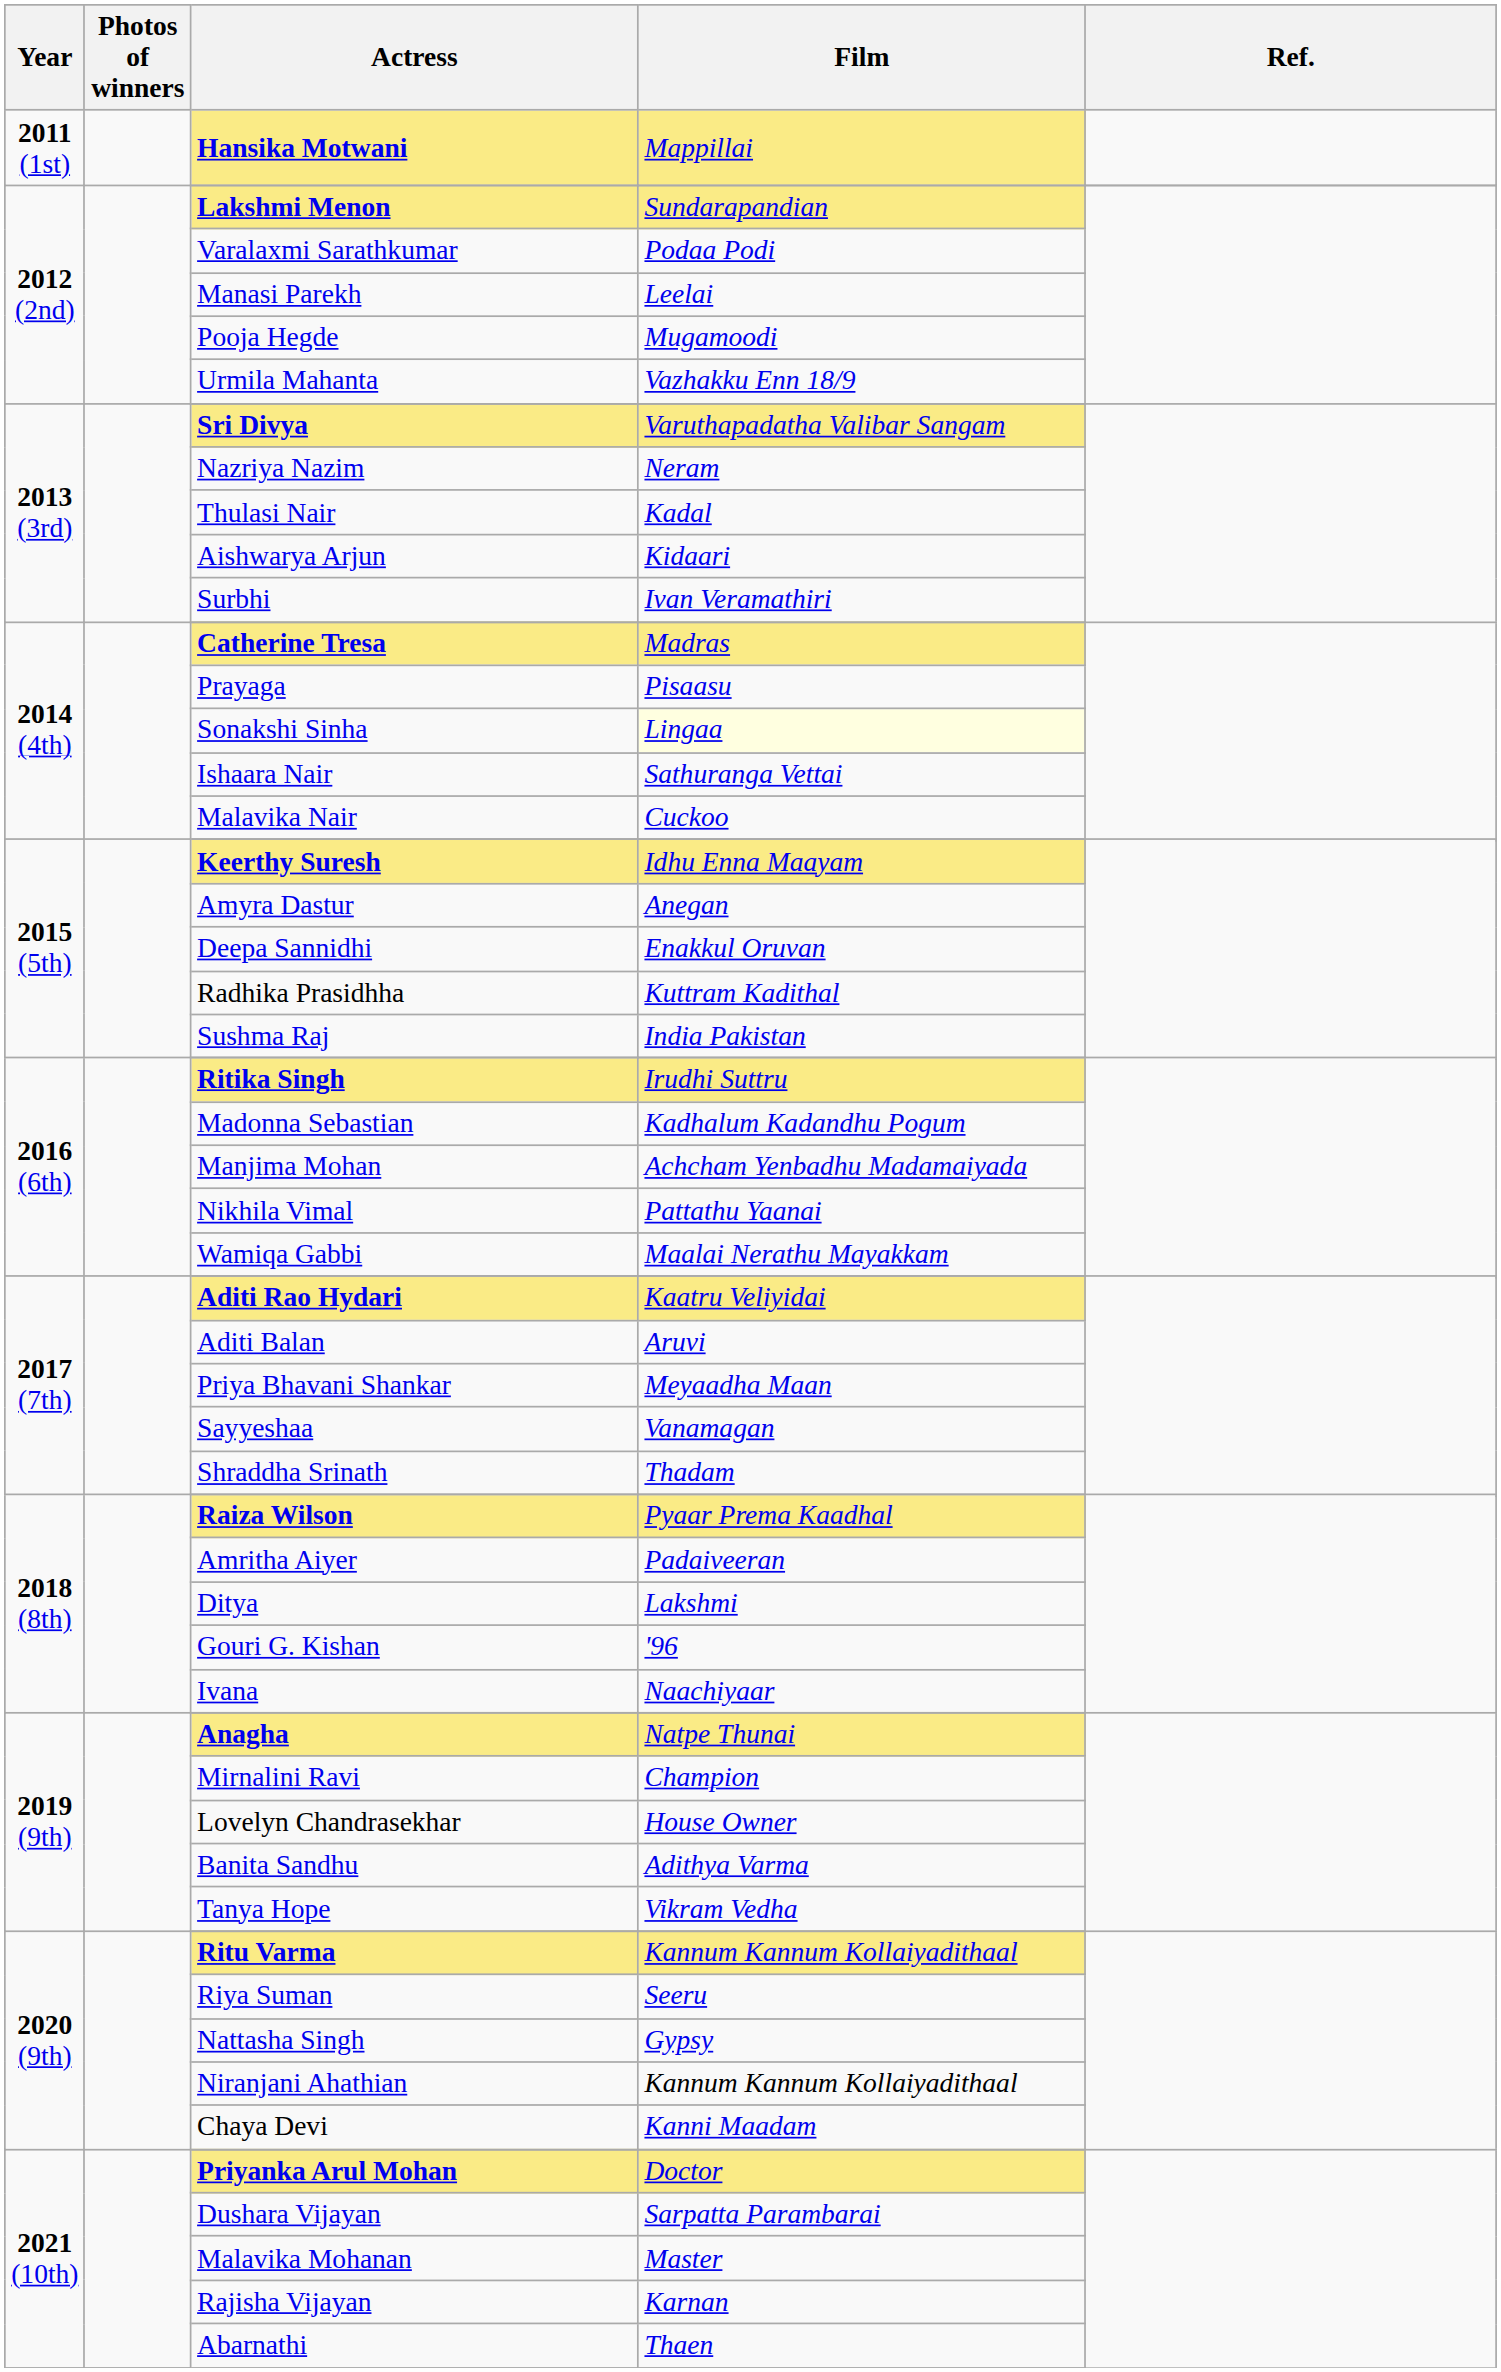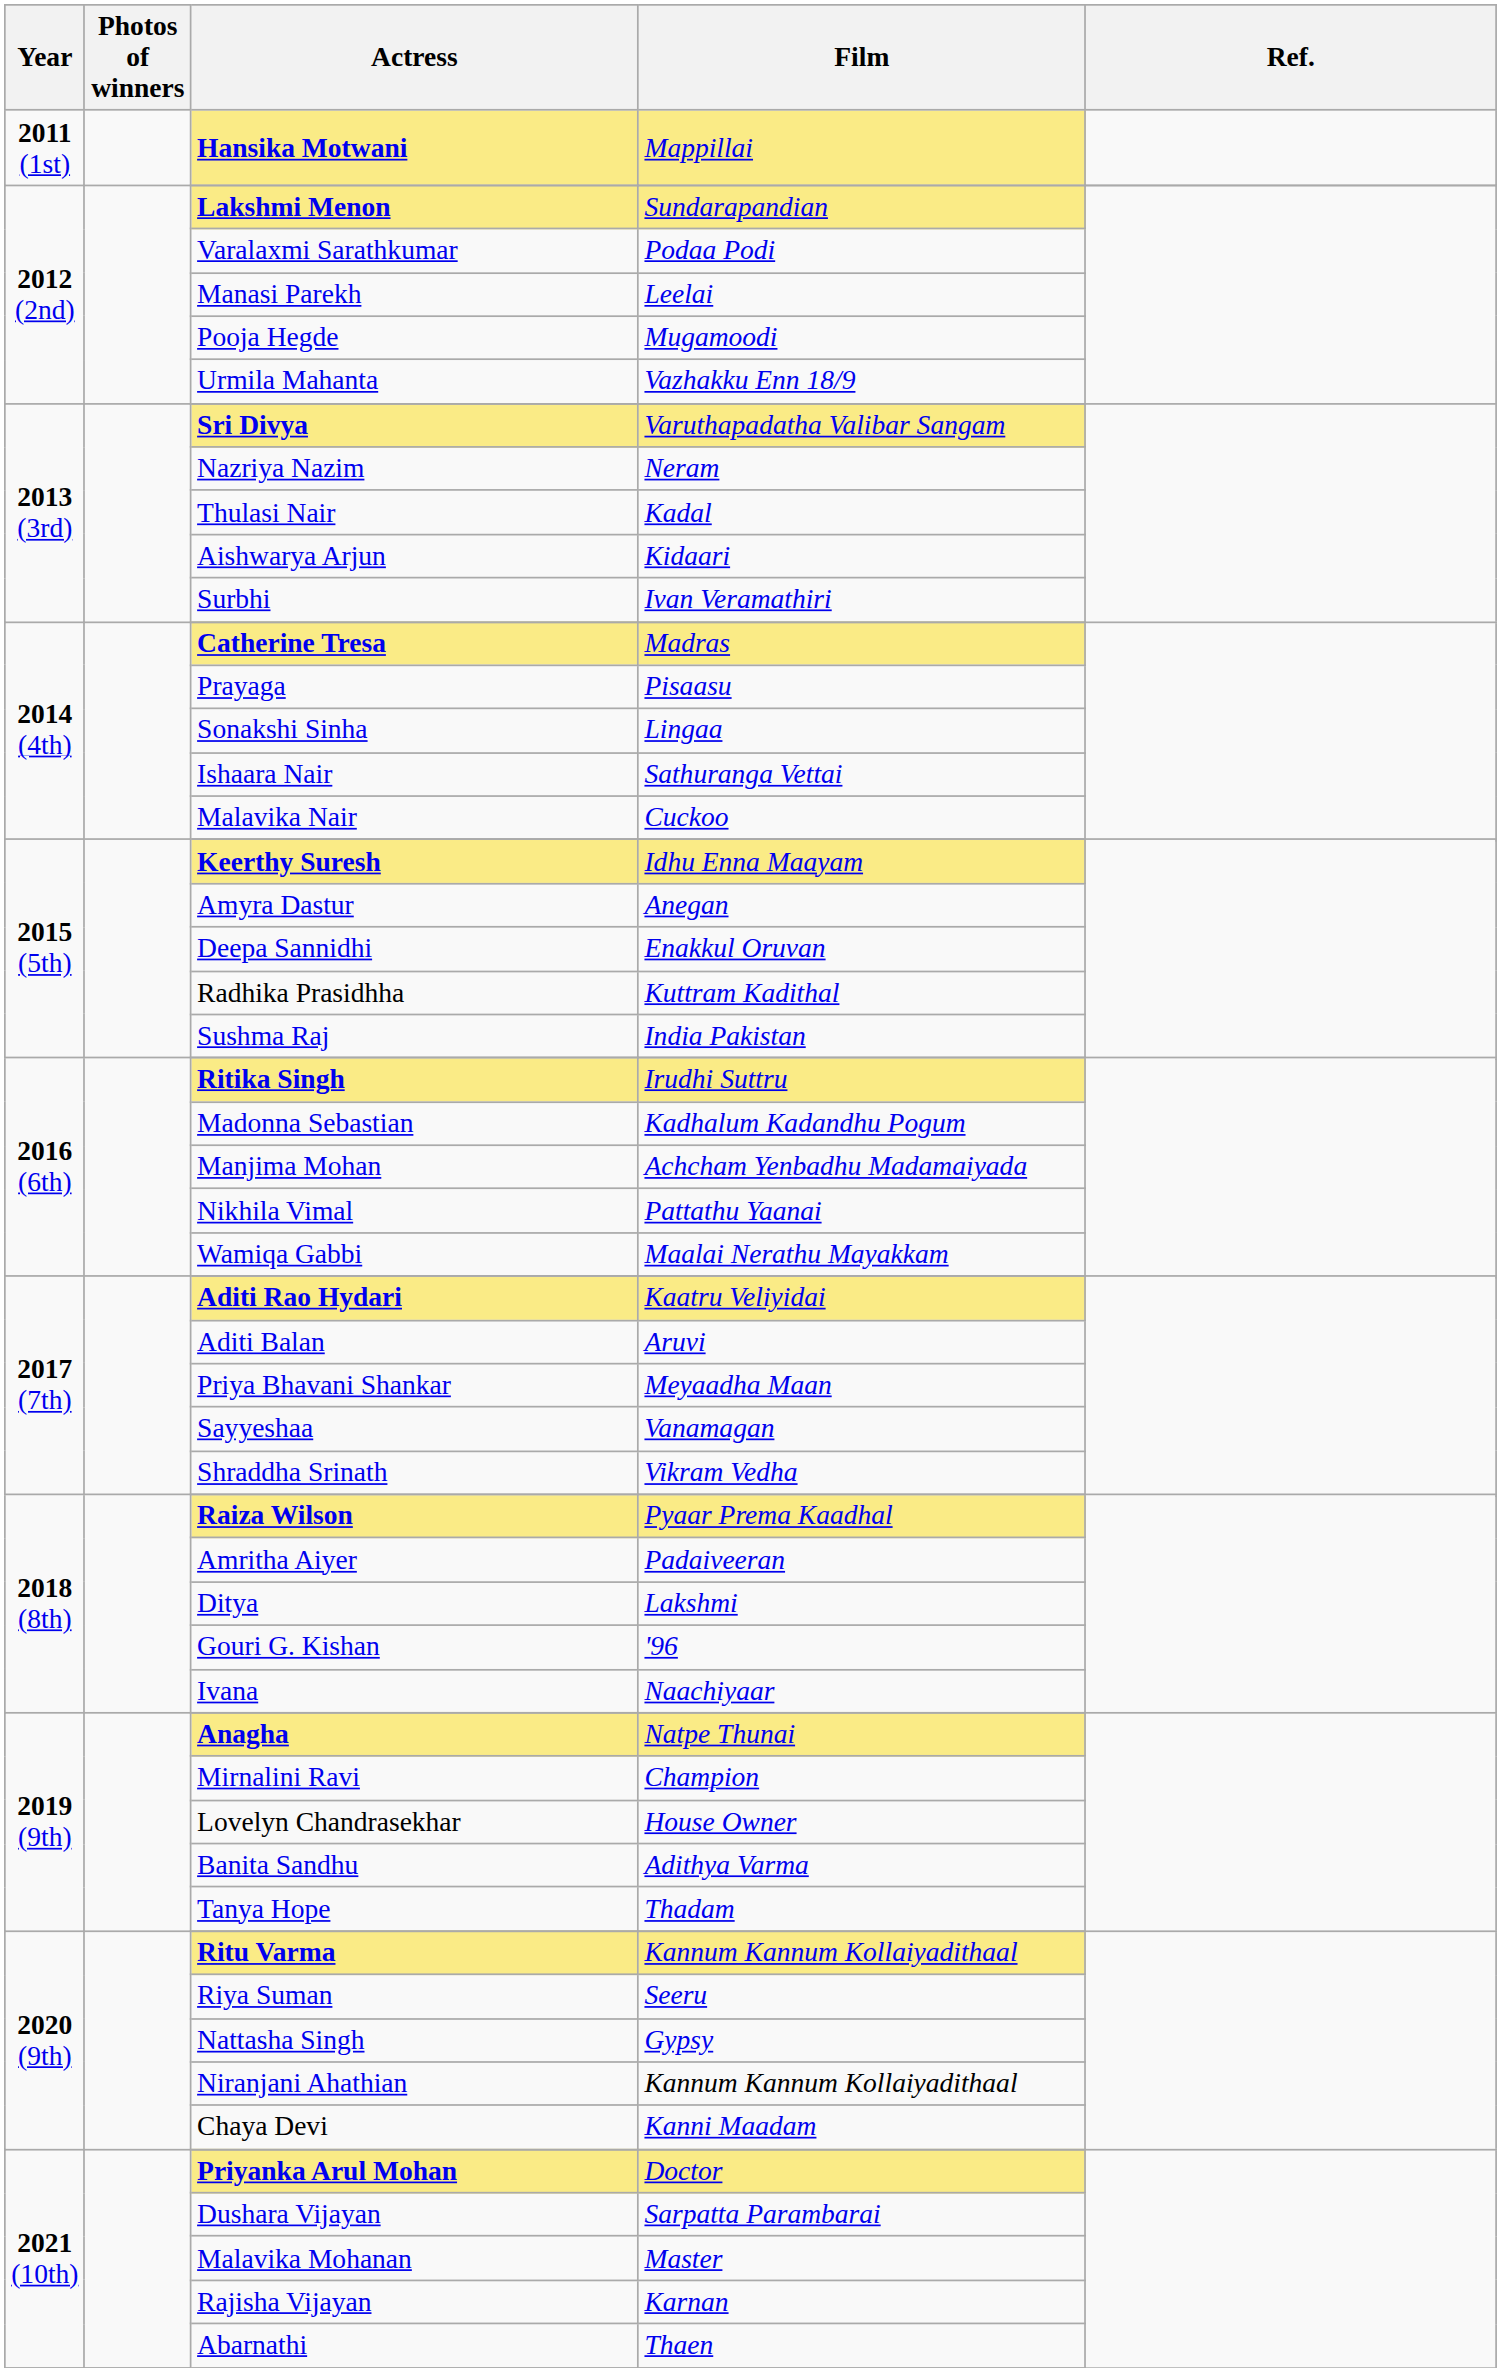(683, 730) lightyellow background -> (683, 730) no background
(690, 1472) Thadam -> (721, 1472) Vikram Vedha
(721, 1908) Vikram Vedha -> (690, 1908) Thadam
